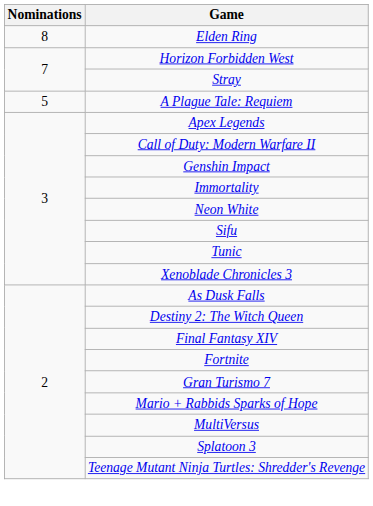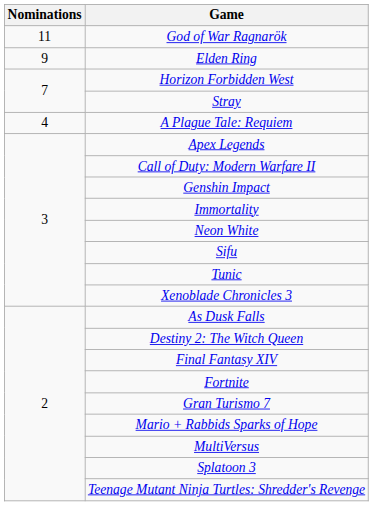+ row: (227, 36)
(45, 36) 8 -> (45, 58) 9
(45, 101) 5 -> (45, 123) 4
